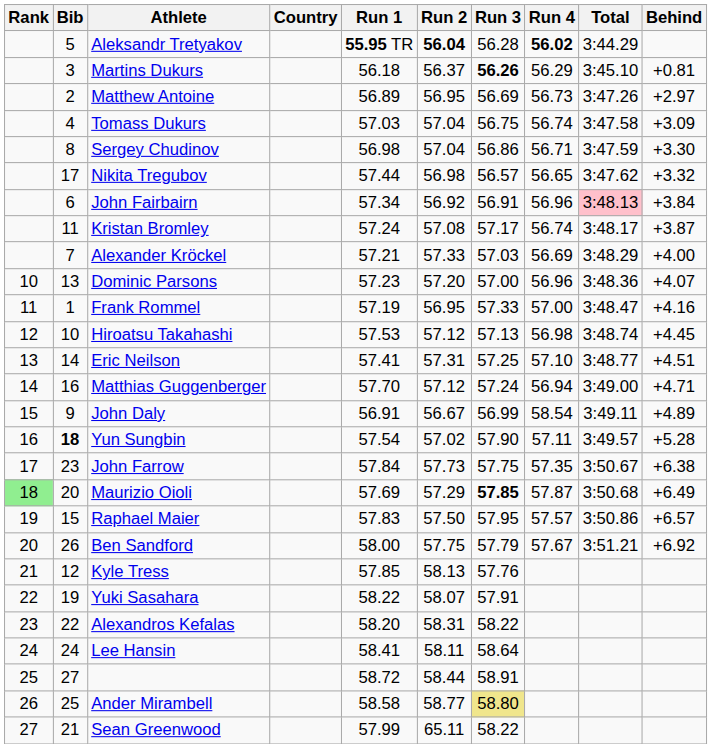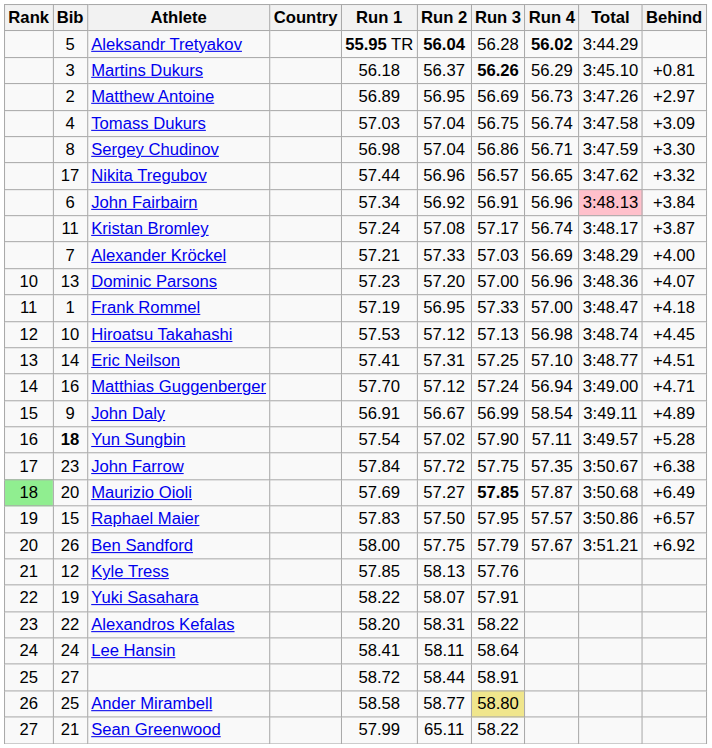(444, 176) 56.98 -> (444, 176) 56.96
(674, 307) +4.16 -> (674, 307) +4.18
(444, 466) 57.73 -> (444, 466) 57.72
(444, 492) 57.29 -> (444, 492) 57.27
